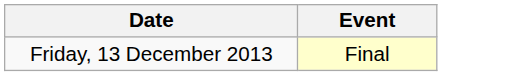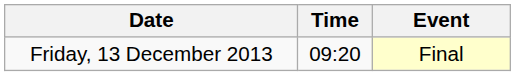+ column: (335, 20)
